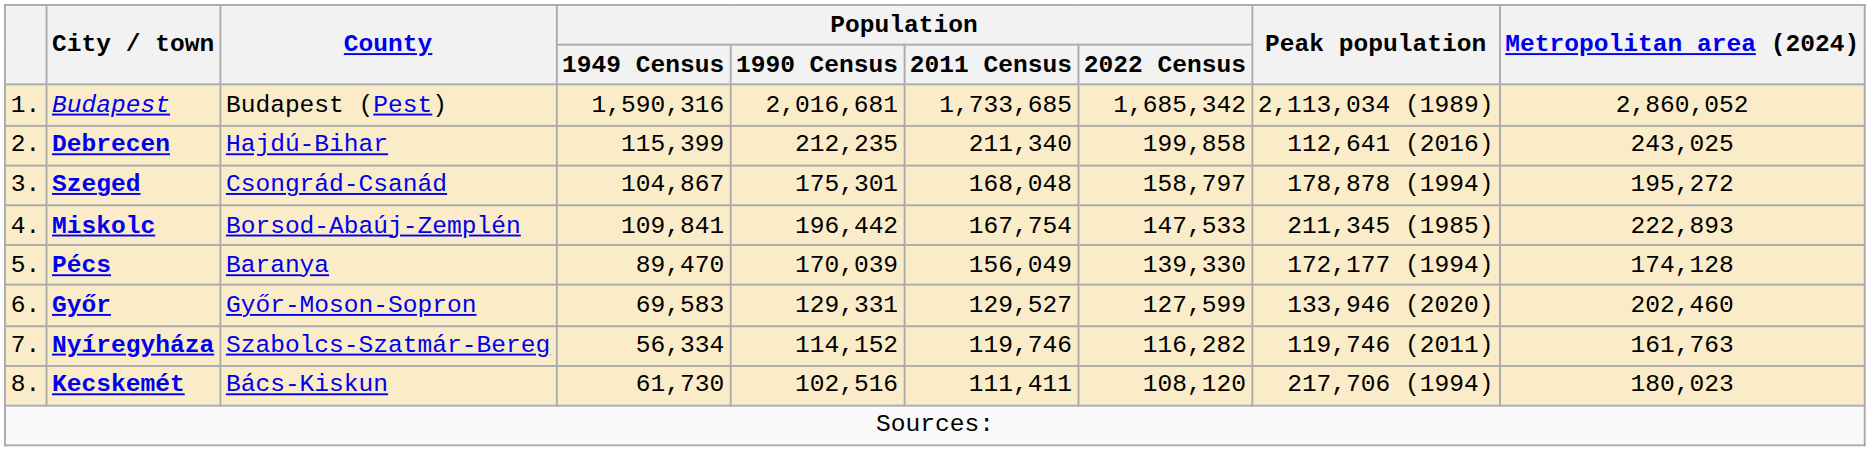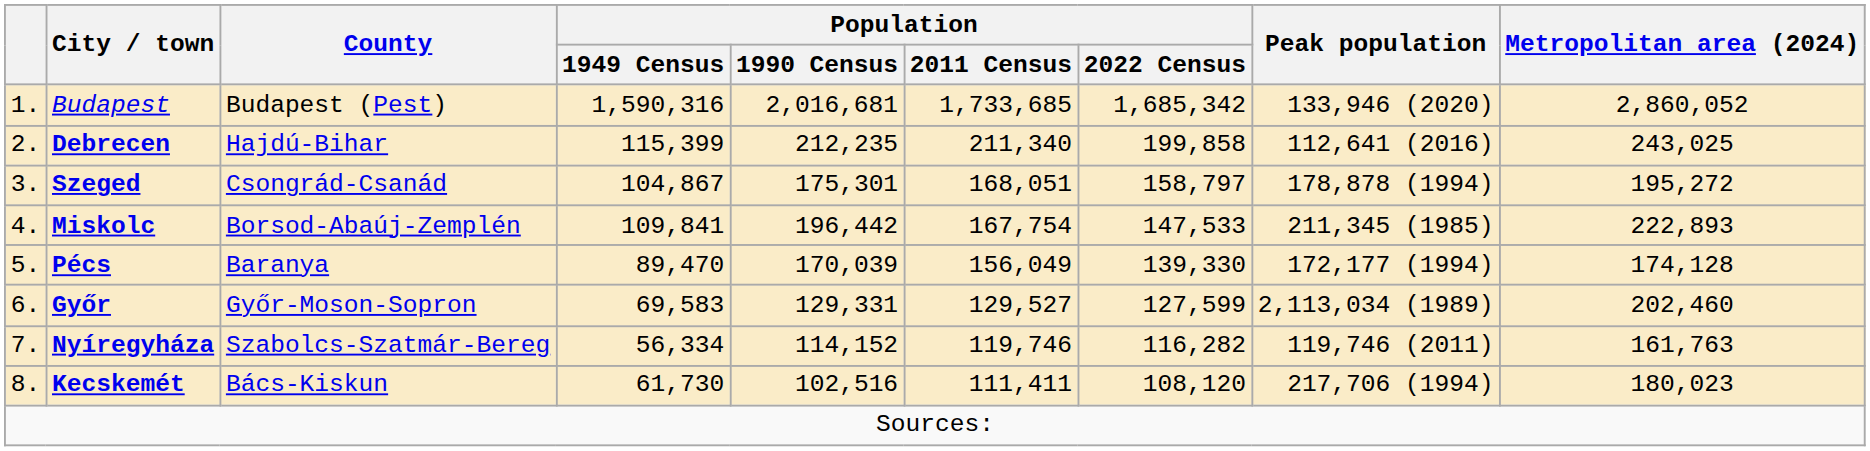(1376, 105) 2,113,034 (1989) -> (1390, 105) 133,946 (2020)
(1020, 185) 168,048 -> (1020, 185) 168,051
(1390, 305) 133,946 (2020) -> (1376, 305) 2,113,034 (1989)
